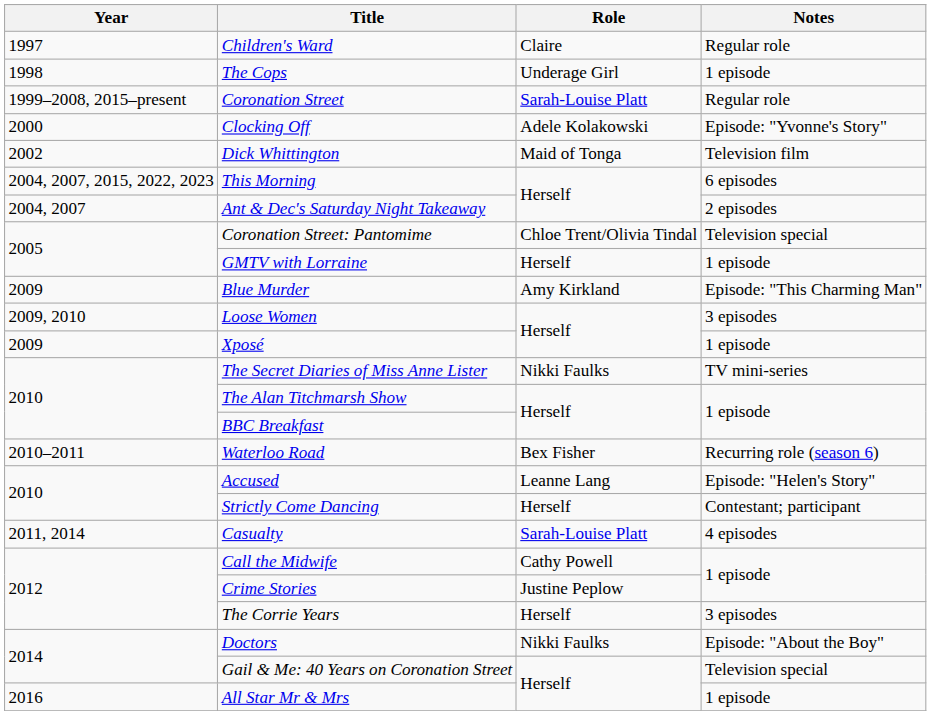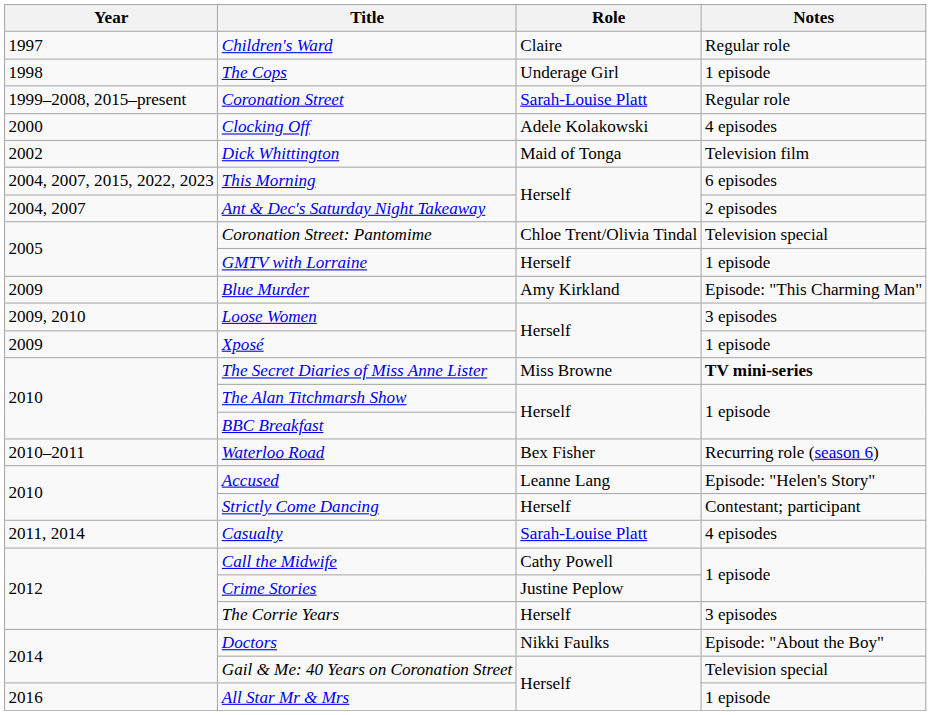(796, 126) Episode: "Yvonne's Story" -> (741, 126) 4 episodes
(565, 371) Nikki Faulks -> (566, 371) Miss Browne
(757, 371) normal -> (759, 371) bold
